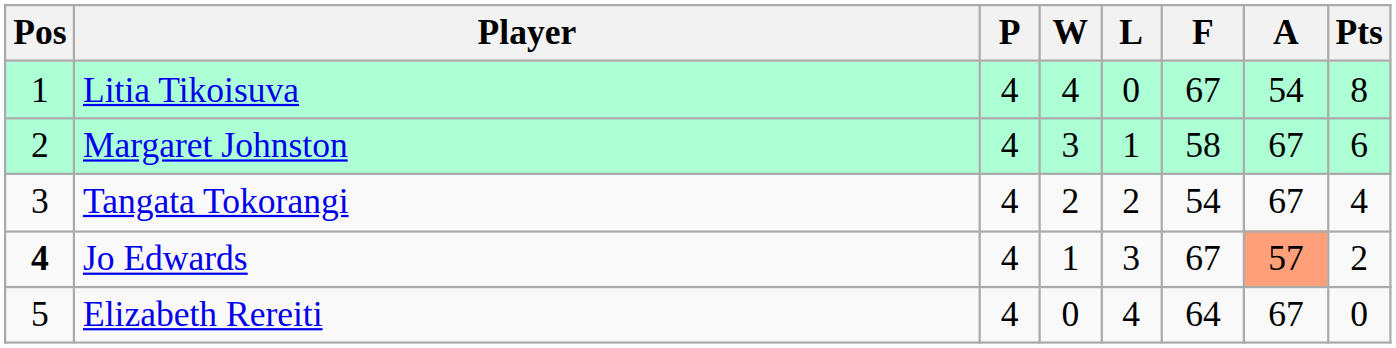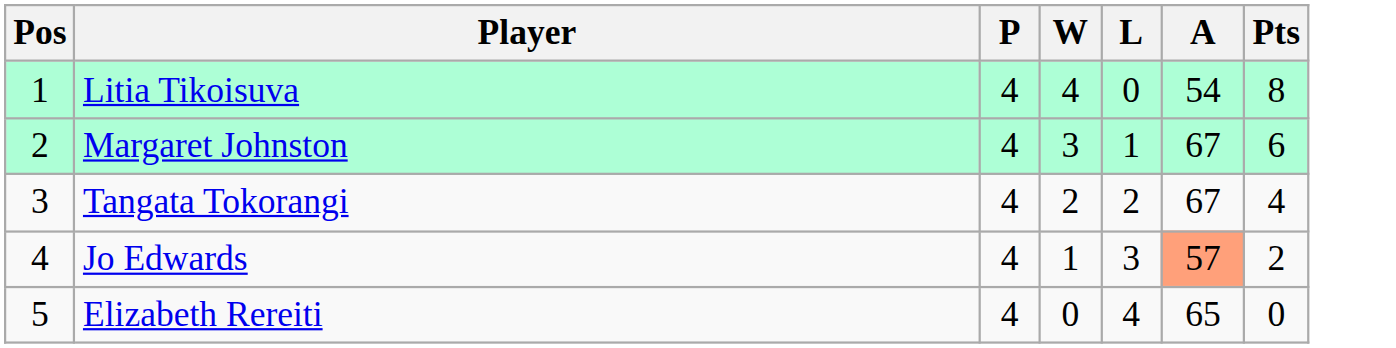- column: (1203, 32)
(40, 257) bold -> (40, 257) normal
(1286, 314) 67 -> (1203, 314) 65
